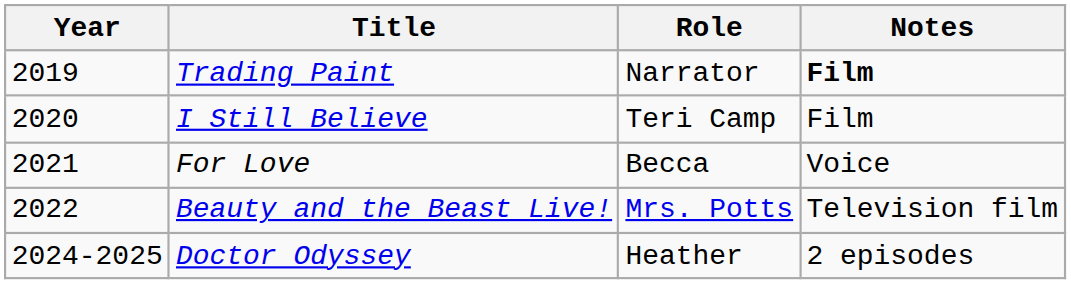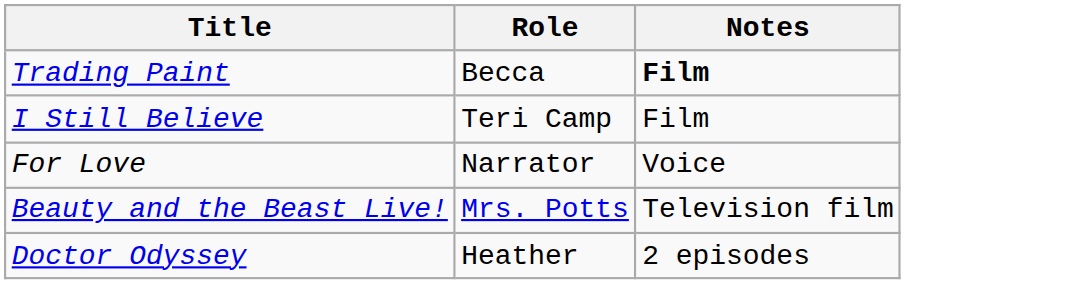- column: (87, 28)
(693, 73) Narrator -> (503, 73) Becca
(667, 165) Becca -> (528, 165) Narrator
